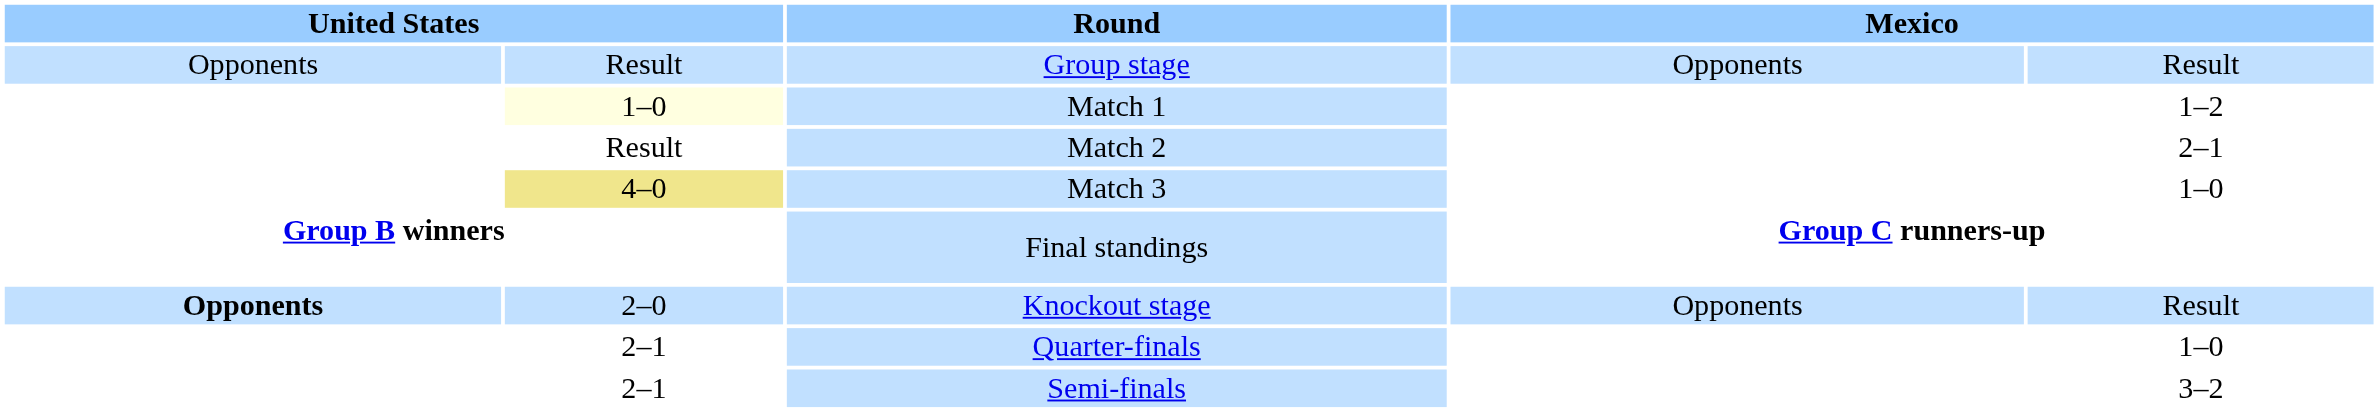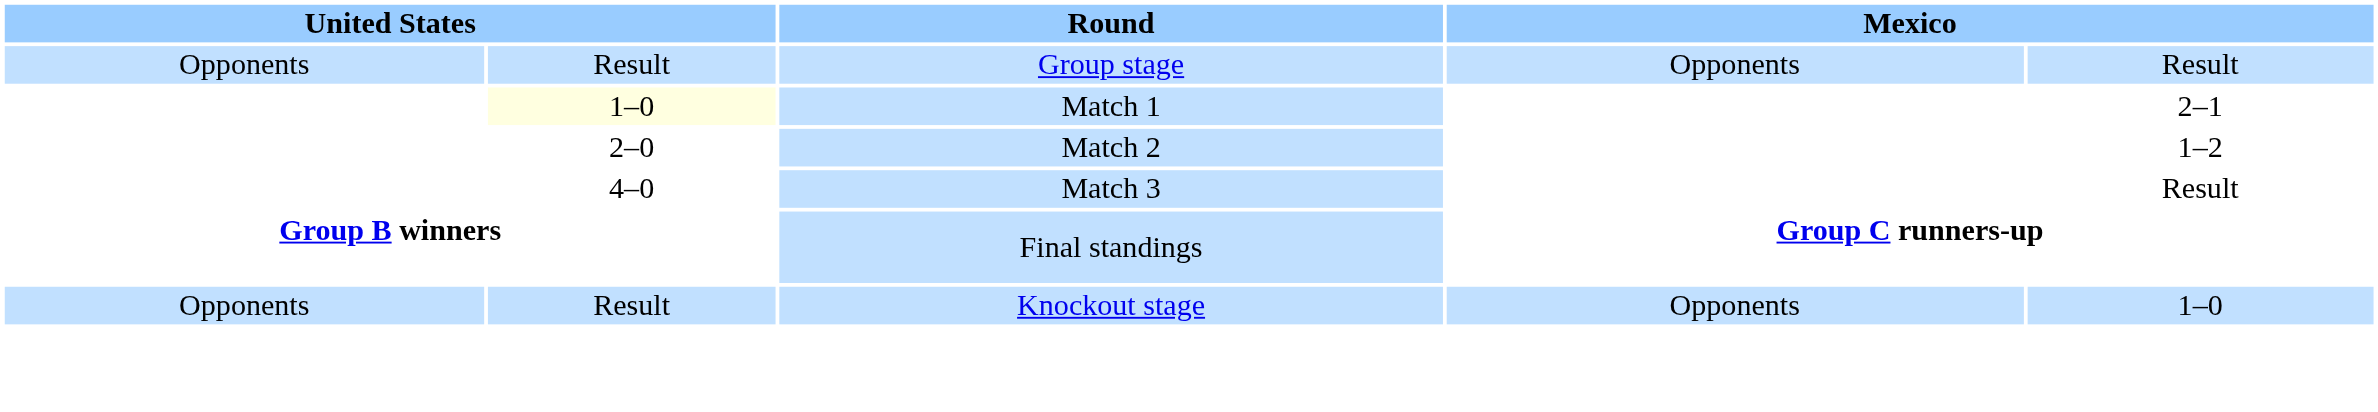(2201, 105) 1–2 -> (2200, 105) 2–1
(644, 147) Result -> (632, 147) 2–0
(2201, 147) 2–1 -> (2200, 147) 1–2
(644, 188) khaki background -> (632, 188) no background
(2201, 188) 1–0 -> (2200, 188) Result
(253, 305) bold -> (244, 305) normal
(644, 305) 2–0 -> (632, 305) Result
(2201, 305) Result -> (2200, 305) 1–0
- row: (1117, 346)
- row: (1117, 387)
